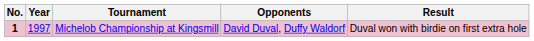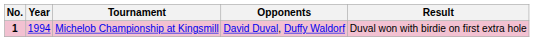(39, 29) 1997 -> (39, 29) 1994
